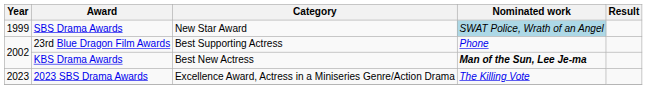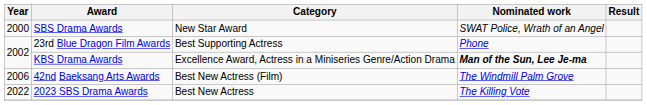(18, 28) 1999 -> (18, 28) 2000
(532, 28) lightblue background -> (532, 28) no background
(214, 60) Best New Actress -> (315, 60) Excellence Award, Actress in a Miniseries Genre/Action Drama
+ row: (97, 76)
(18, 76) 2023 -> (18, 92) 2022
(315, 76) Excellence Award, Actress in a Miniseries Genre/Action Drama -> (214, 92) Best New Actress
